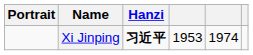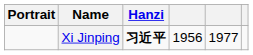(187, 37) 1953 -> (187, 37) 1956
(224, 37) 1974 -> (224, 37) 1977
